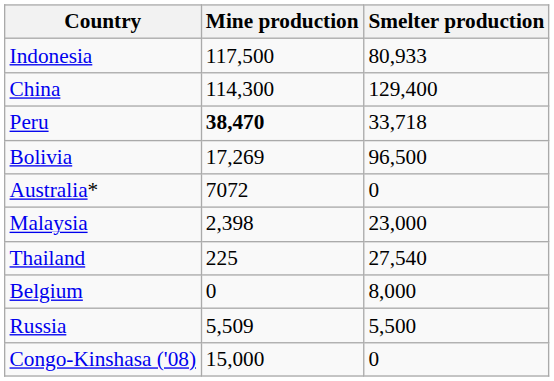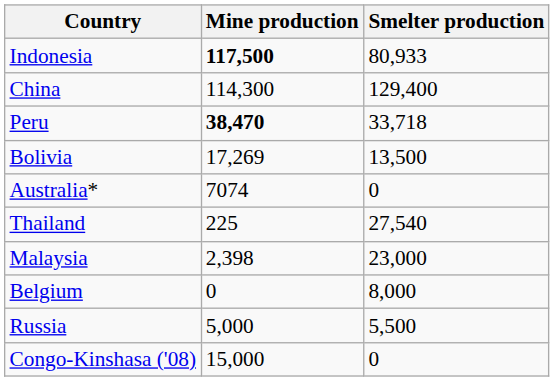(240, 55) normal -> (240, 55) bold
(398, 156) 96,500 -> (398, 156) 13,500
(227, 190) 7072 -> (227, 190) 7074
rows swapped: (47, 257) <-> (49, 224)
(230, 325) 5,509 -> (230, 325) 5,000
